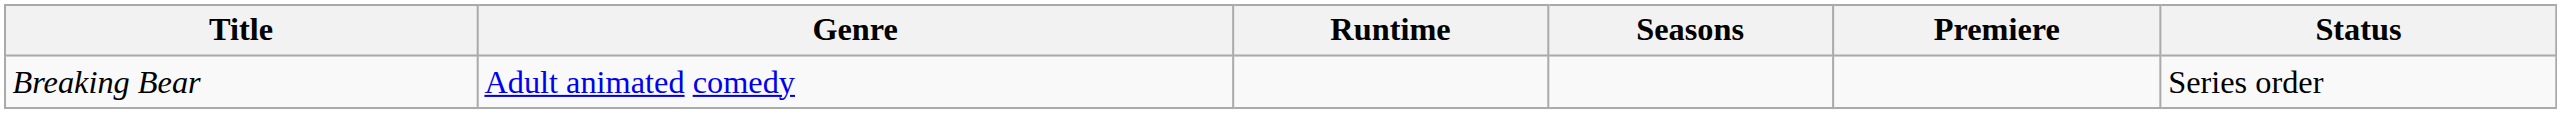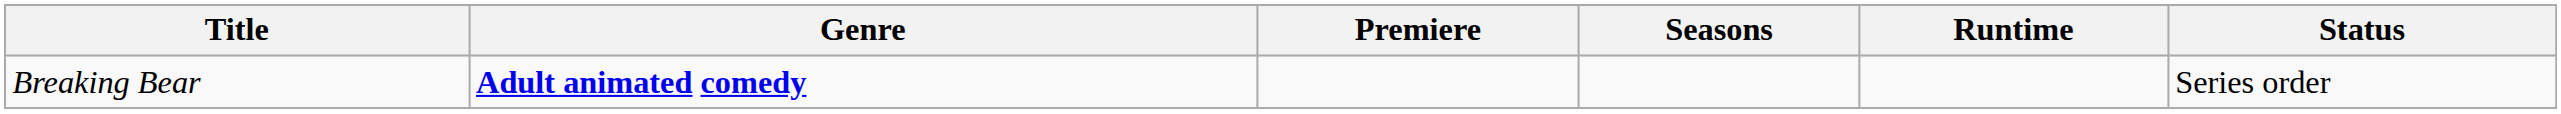columns swapped: (1997, 30) <-> (1391, 30)
(640, 81) normal -> (641, 81) bold
